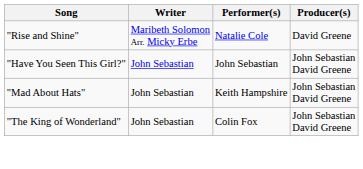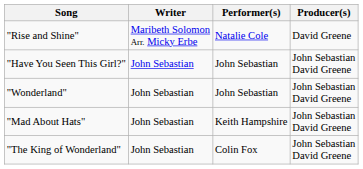+ row: (37, 92)
